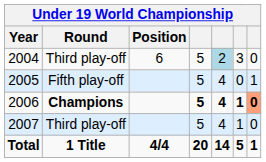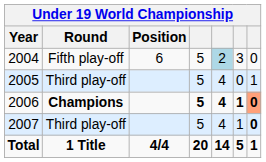(86, 59) Third play-off -> (86, 59) Fifth play-off
(86, 80) Fifth play-off -> (86, 80) Third play-off
(254, 124) normal -> (254, 124) bold
